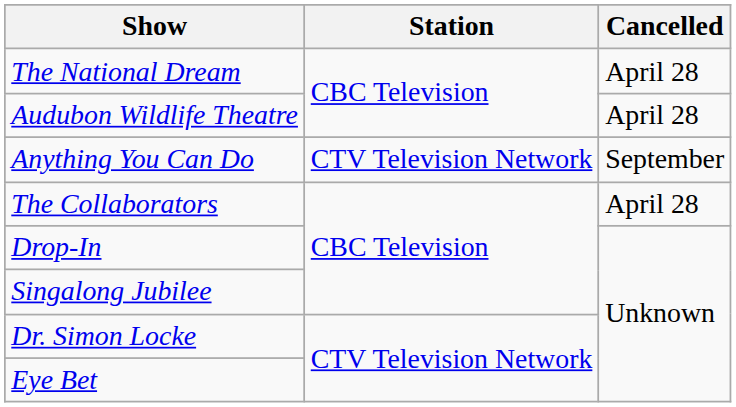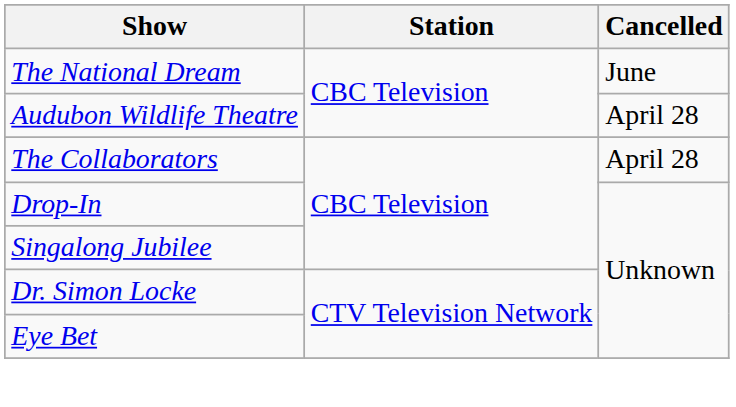(652, 70) April 28 -> (631, 70) June
- row: (133, 159)
